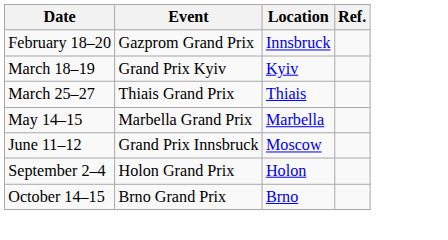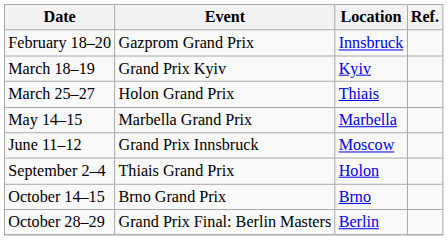(176, 94) Thiais Grand Prix -> (176, 94) Holon Grand Prix
(176, 171) Holon Grand Prix -> (176, 171) Thiais Grand Prix
+ row: (56, 222)
